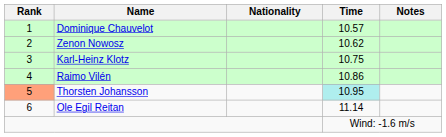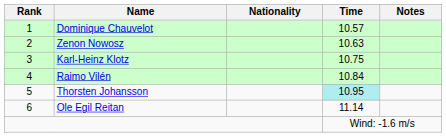(351, 44) 10.62 -> (351, 44) 10.63
(351, 76) 10.86 -> (351, 76) 10.84
(29, 92) lightsalmon background -> (29, 92) no background
